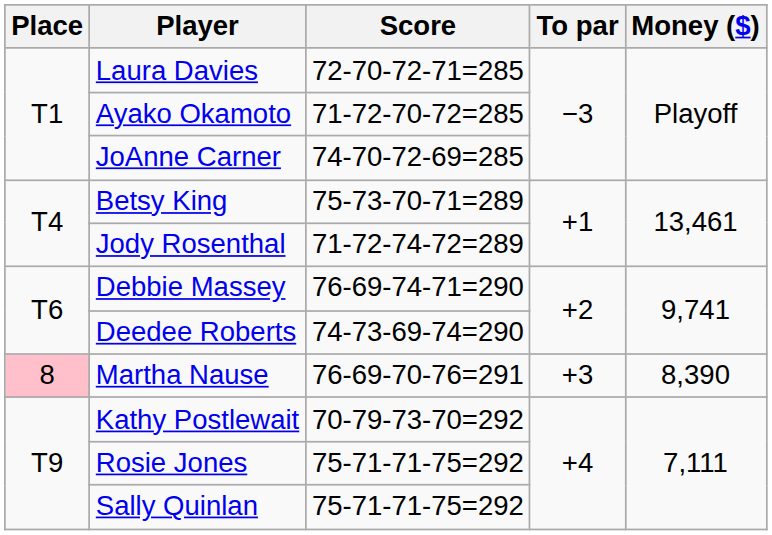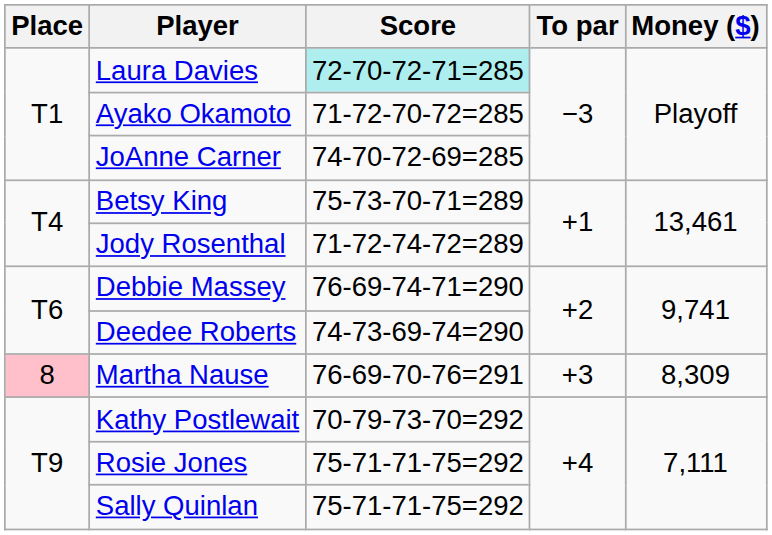(418, 69) no background -> (418, 69) paleturquoise background
(696, 375) 8,390 -> (696, 375) 8,309
